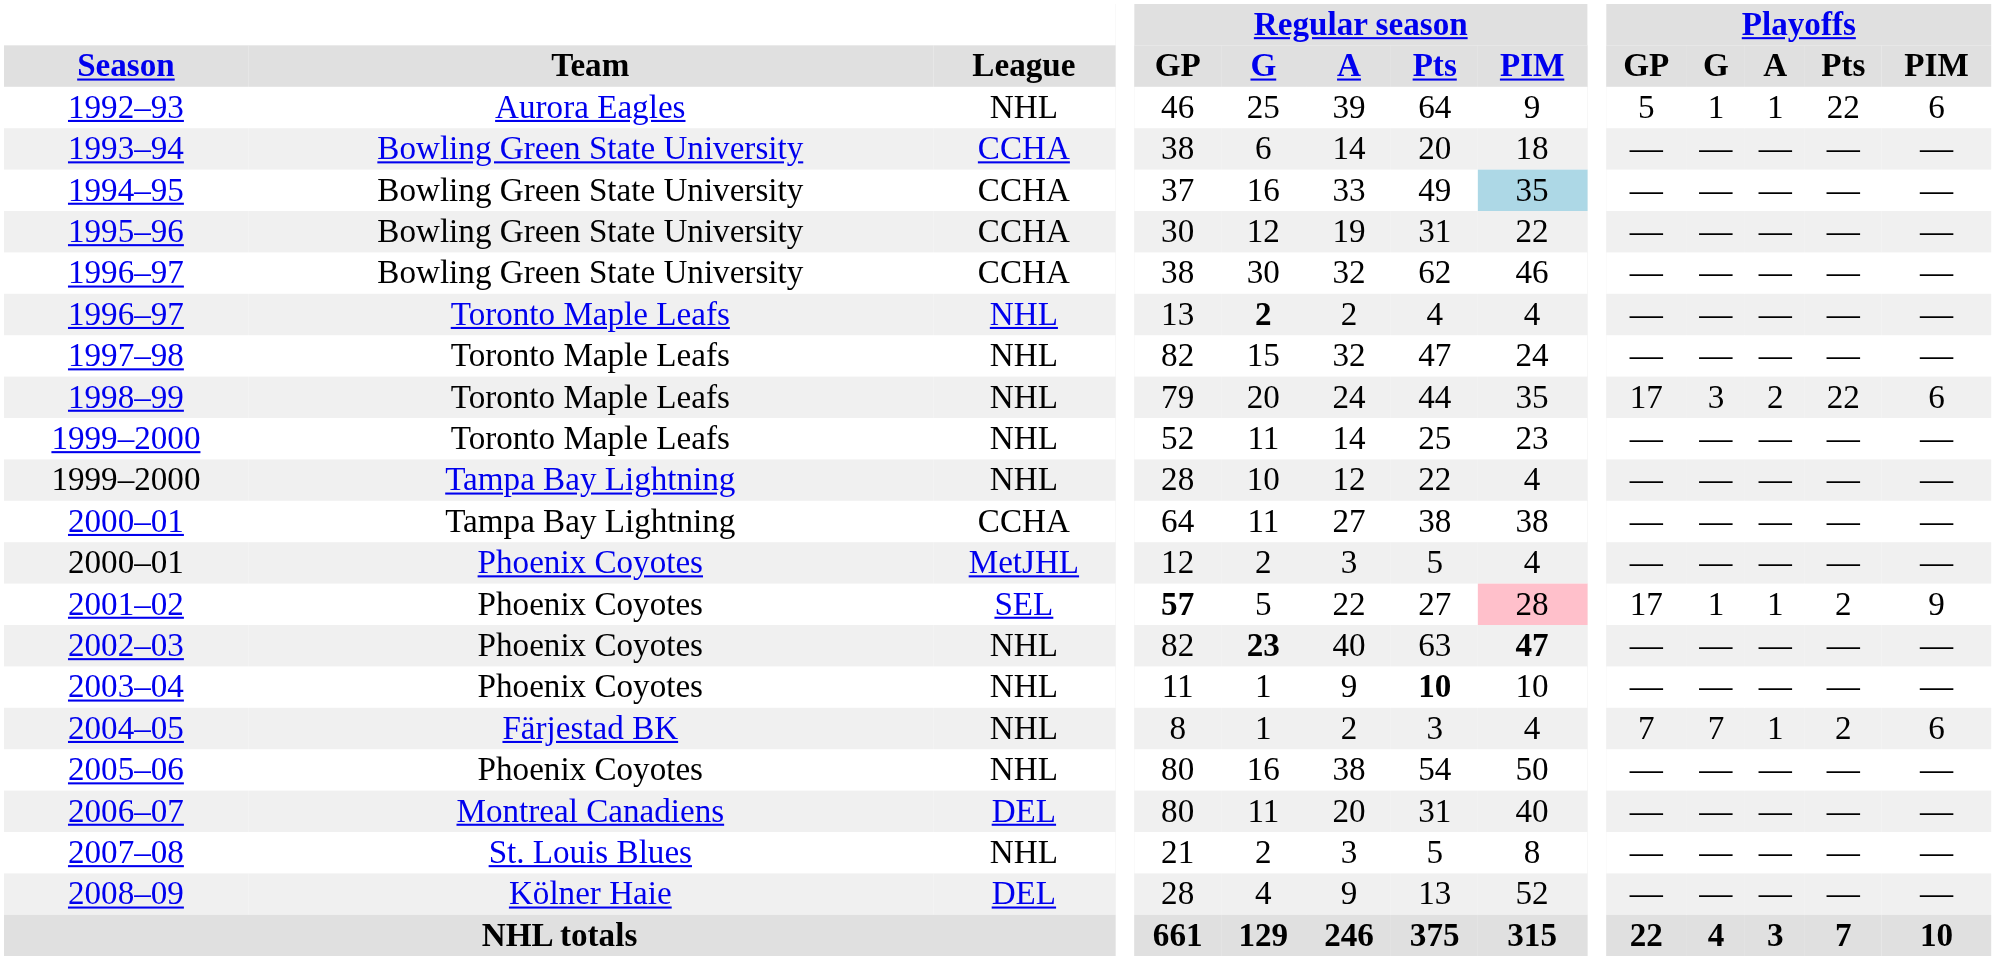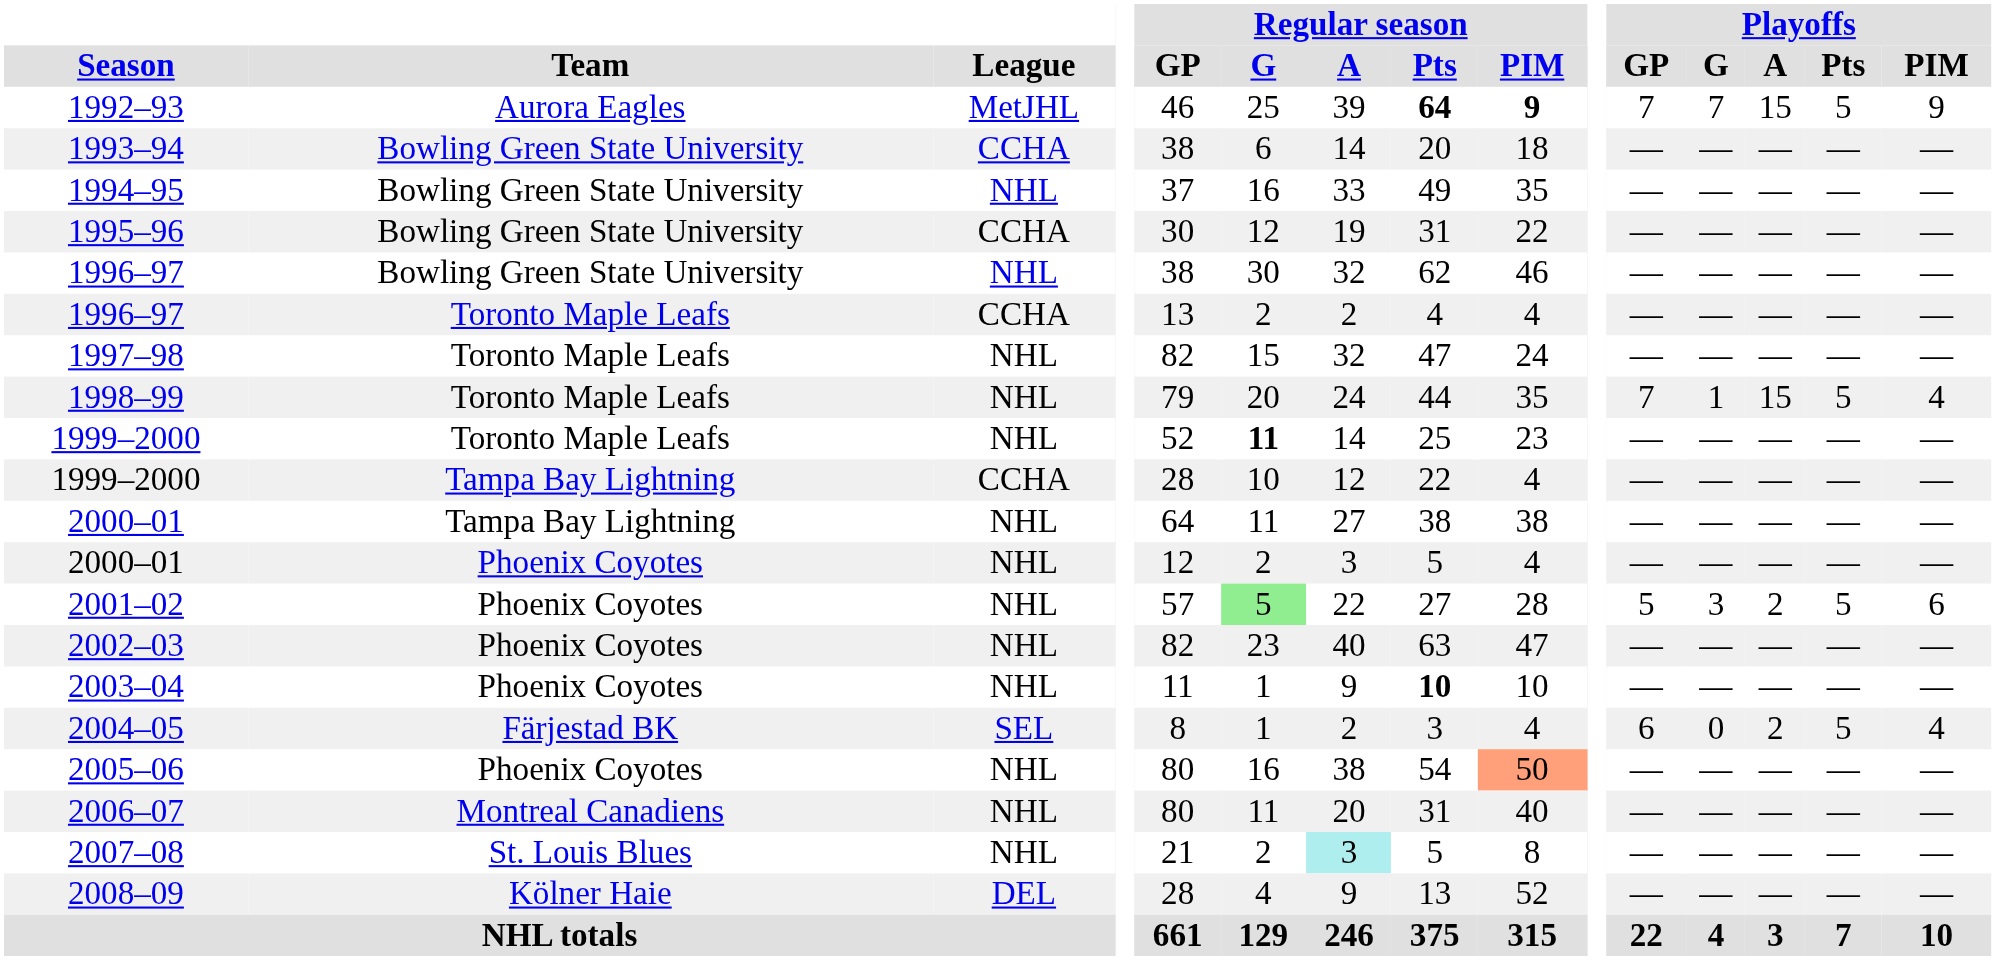(1024, 106) NHL -> (1024, 106) MetJHL
(1435, 106) normal -> (1435, 106) bold
(1532, 106) normal -> (1532, 106) bold
(1646, 106) 5 -> (1646, 106) 7
(1716, 106) 1 -> (1716, 106) 7
(1775, 106) 1 -> (1775, 106) 15
(1843, 106) 22 -> (1843, 106) 5
(1936, 106) 6 -> (1936, 106) 9
(1024, 189) CCHA -> (1024, 189) NHL
(1532, 189) lightblue background -> (1532, 189) no background
(1024, 272) CCHA -> (1024, 272) NHL
(1024, 313) NHL -> (1024, 313) CCHA
(1263, 313) bold -> (1263, 313) normal
(1646, 396) 17 -> (1646, 396) 7
(1716, 396) 3 -> (1716, 396) 1
(1775, 396) 2 -> (1775, 396) 15
(1843, 396) 22 -> (1843, 396) 5
(1936, 396) 6 -> (1936, 396) 4
(1263, 438) normal -> (1263, 438) bold
(1024, 479) NHL -> (1024, 479) CCHA
(1024, 520) CCHA -> (1024, 520) NHL
(1024, 562) MetJHL -> (1024, 562) NHL
(1024, 603) SEL -> (1024, 603) NHL
(1178, 603) bold -> (1178, 603) normal
(1263, 603) no background -> (1263, 603) lightgreen background
(1532, 603) pink background -> (1532, 603) no background
(1646, 603) 17 -> (1646, 603) 5
(1716, 603) 1 -> (1716, 603) 3
(1775, 603) 1 -> (1775, 603) 2
(1843, 603) 2 -> (1843, 603) 5
(1936, 603) 9 -> (1936, 603) 6
(1263, 645) bold -> (1263, 645) normal
(1532, 645) bold -> (1532, 645) normal
(1024, 727) NHL -> (1024, 727) SEL
(1646, 727) 7 -> (1646, 727) 6
(1716, 727) 7 -> (1716, 727) 0
(1775, 727) 1 -> (1775, 727) 2
(1843, 727) 2 -> (1843, 727) 5
(1936, 727) 6 -> (1936, 727) 4
(1532, 769) no background -> (1532, 769) lightsalmon background
(1024, 810) DEL -> (1024, 810) NHL
(1349, 852) no background -> (1349, 852) paleturquoise background
